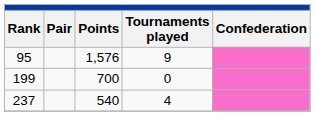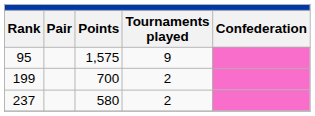(102, 57) 1,576 -> (102, 57) 1,575
(168, 79) 0 -> (168, 79) 2
(108, 100) 540 -> (108, 100) 580
(168, 100) 4 -> (168, 100) 2
